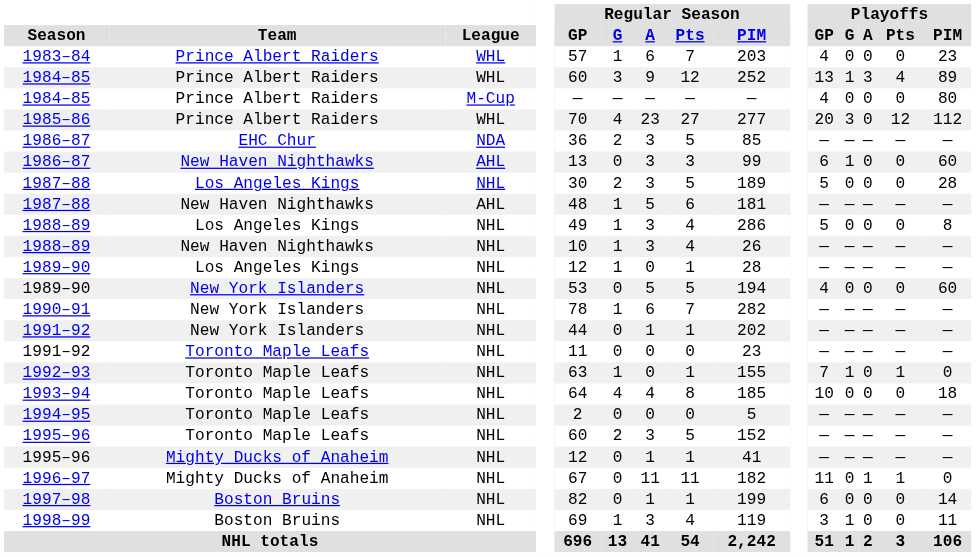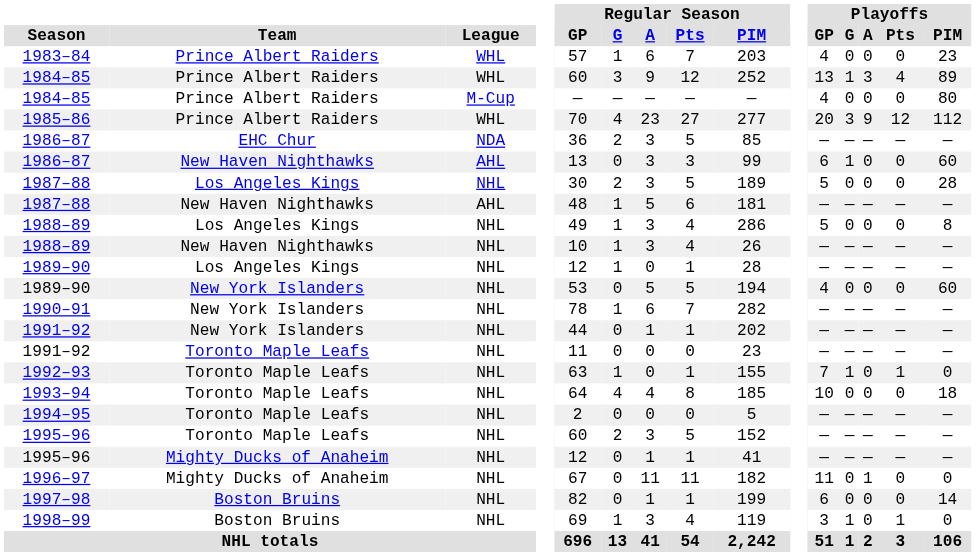(868, 120) 0 -> (868, 120) 9
(900, 478) 1 -> (900, 478) 0
(900, 520) 0 -> (900, 520) 1
(948, 520) 11 -> (948, 520) 0
